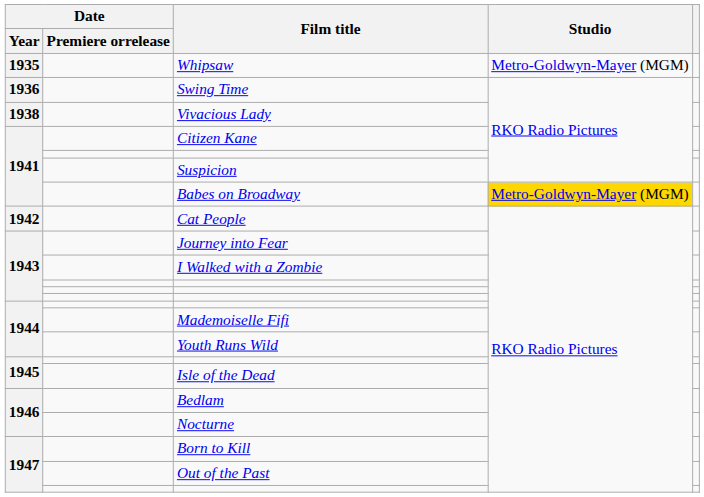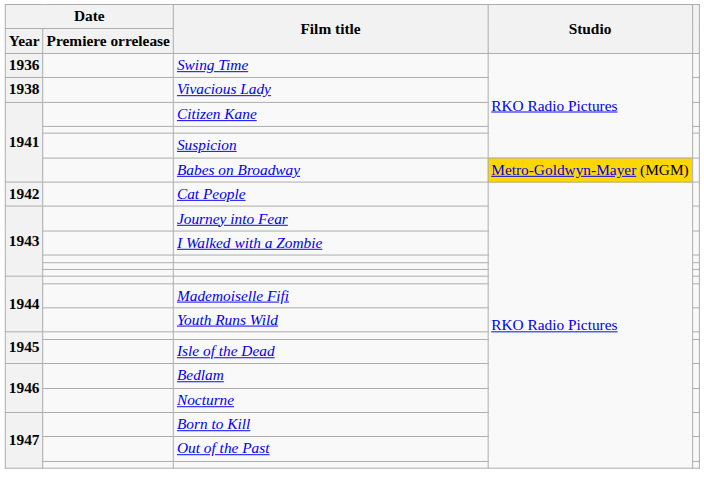- row: (24, 65)
